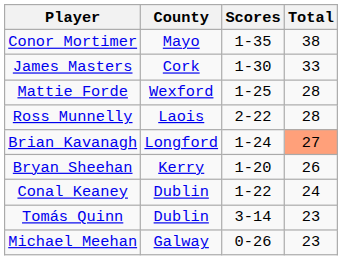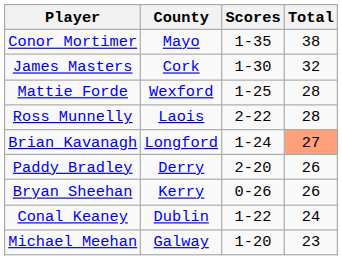(311, 67) 33 -> (311, 67) 32
+ row: (73, 167)
(253, 167) 1-20 -> (253, 192) 0-26
- row: (73, 217)
(253, 242) 0-26 -> (253, 242) 1-20
